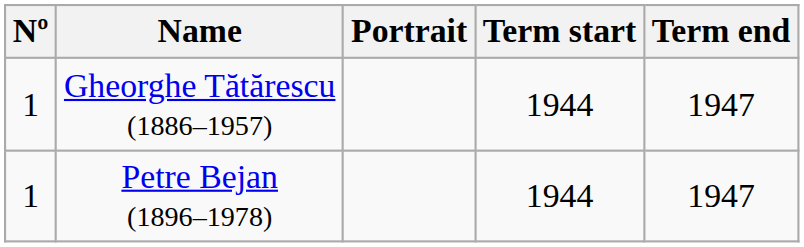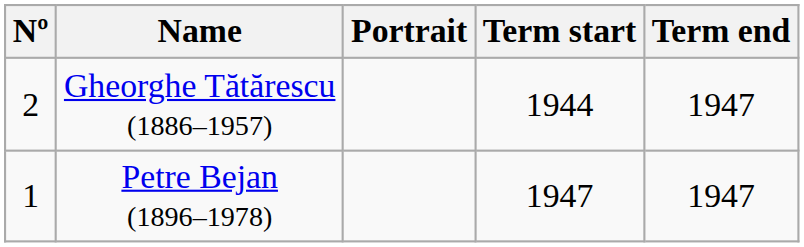(31, 103) 1 -> (31, 103) 2
(560, 195) 1944 -> (560, 195) 1947
